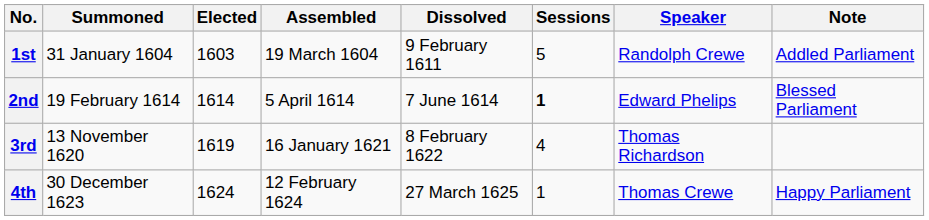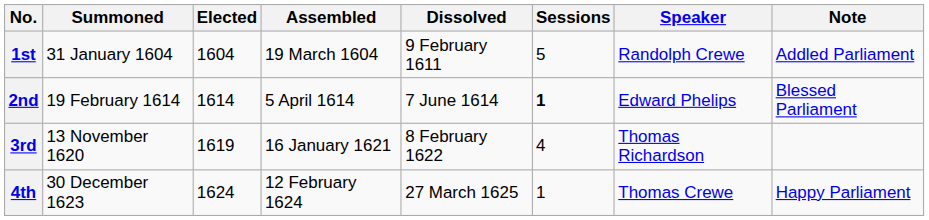(216, 54) 1603 -> (216, 54) 1604
